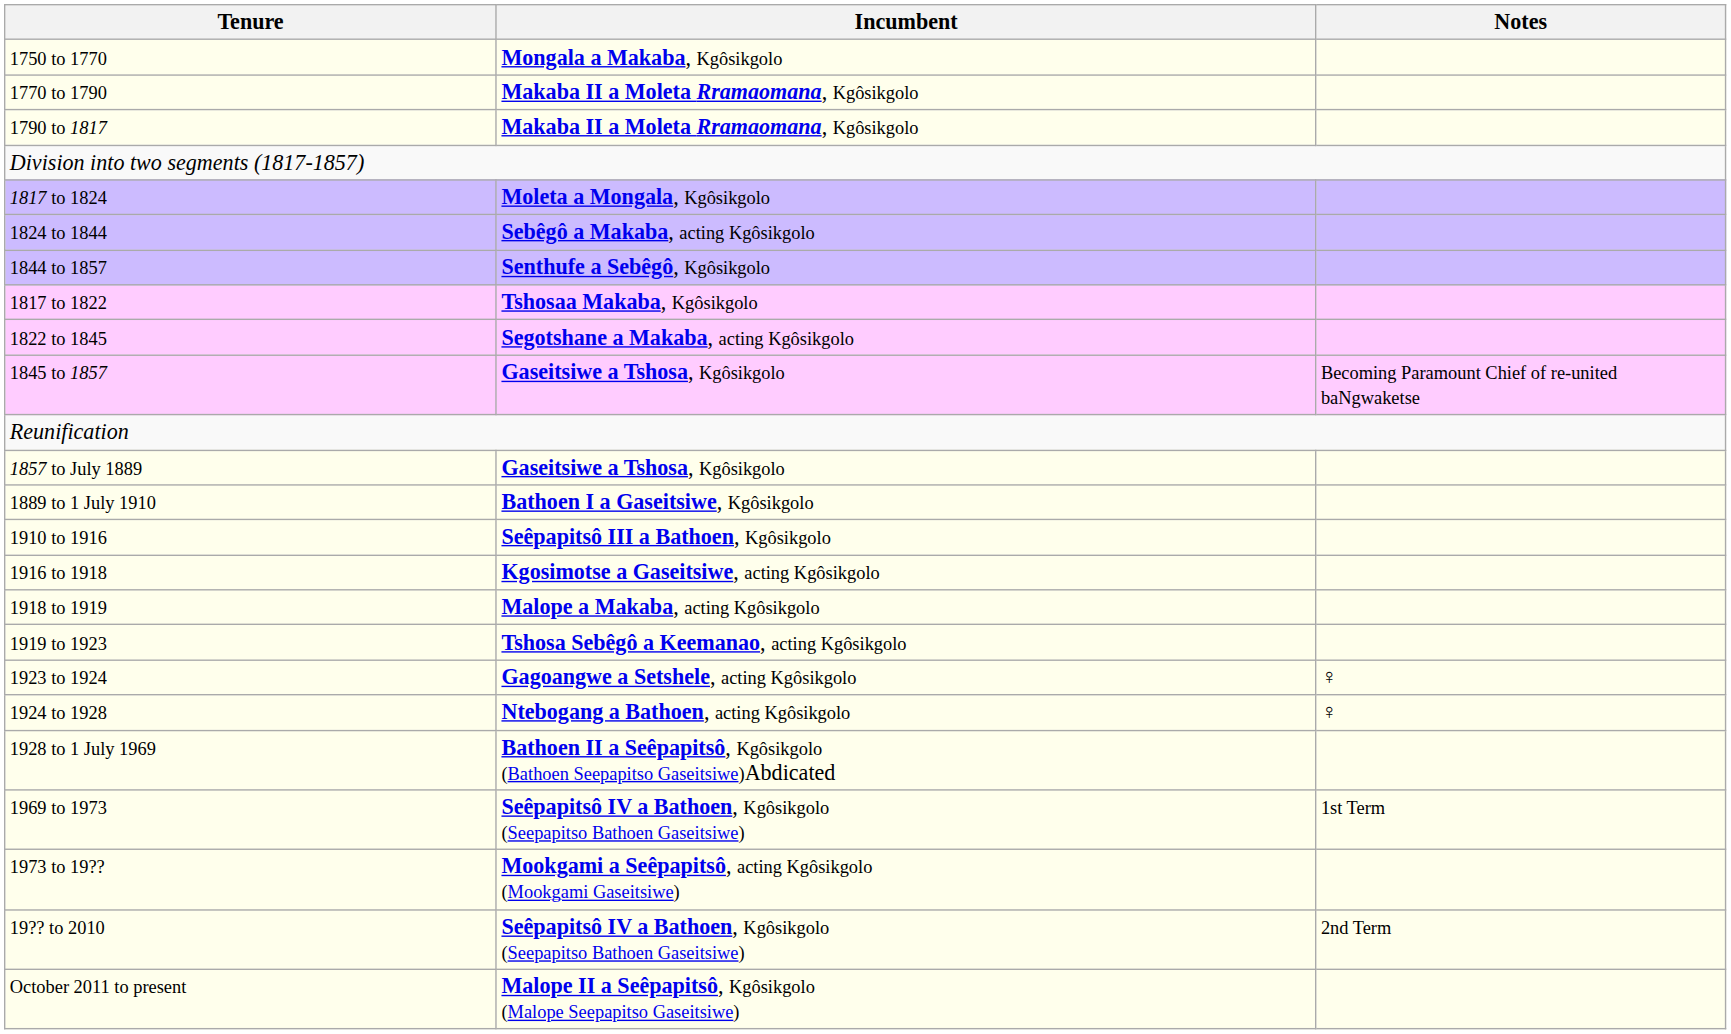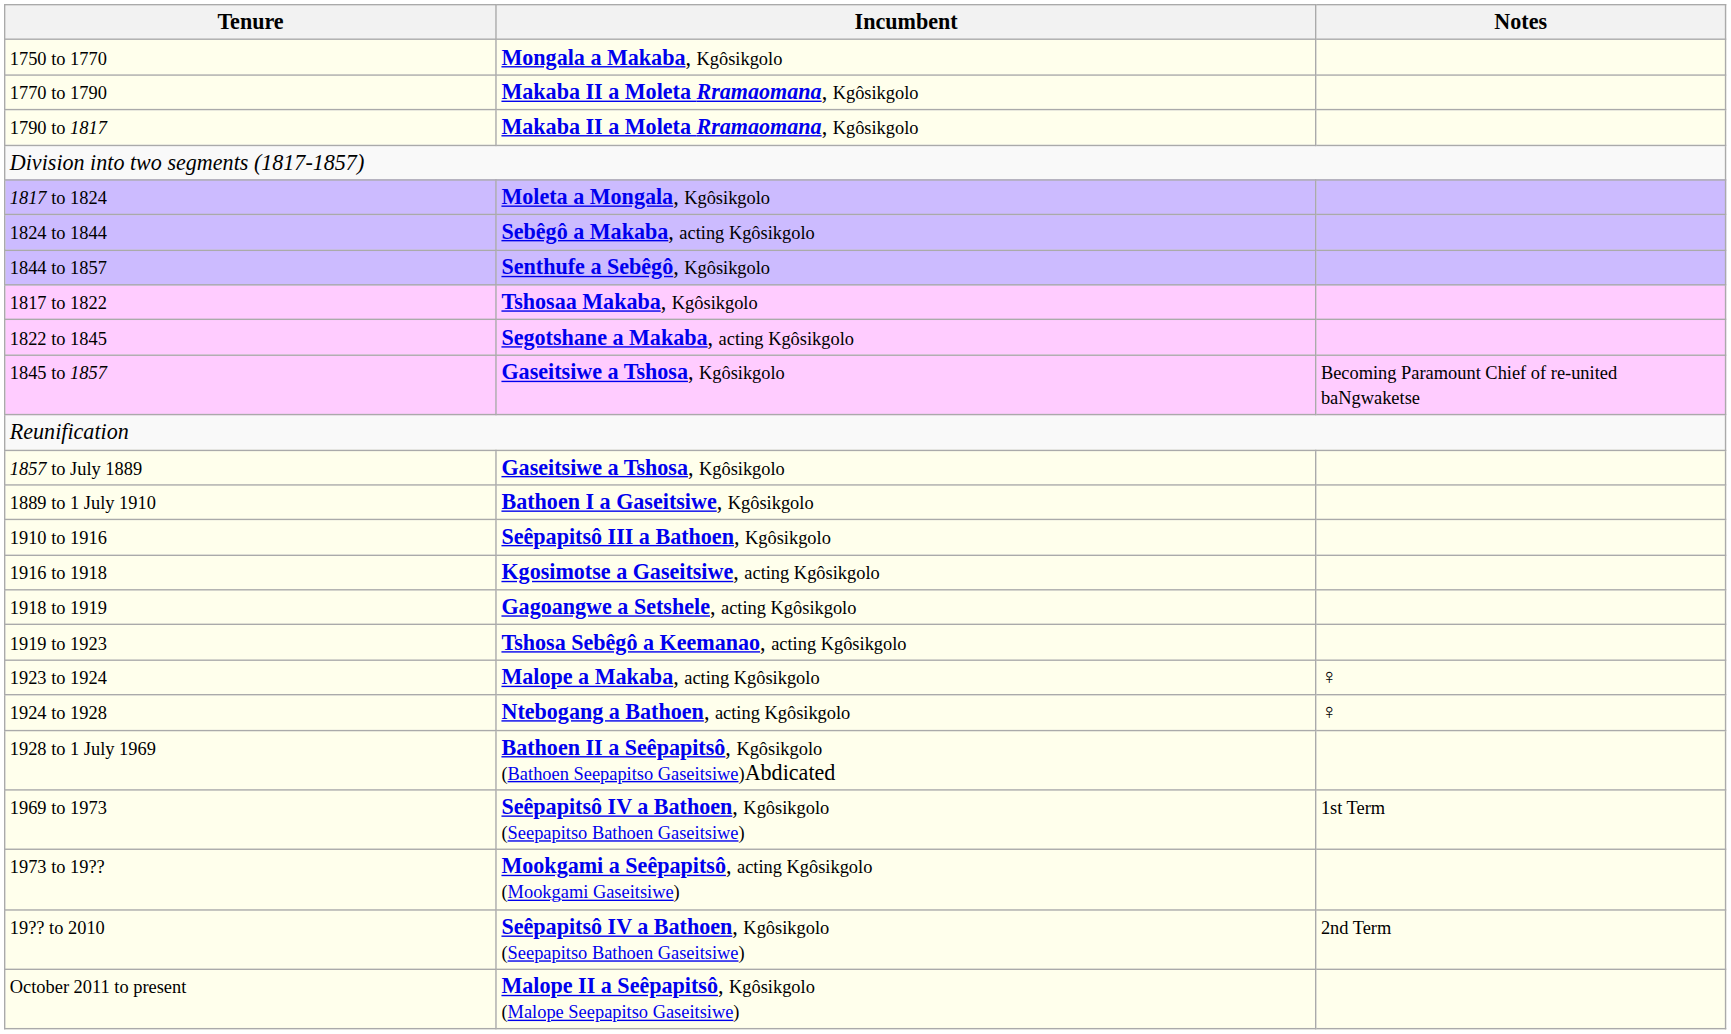(661, 607) Malope a Makaba, acting Kgôsikgolo -> (679, 607) Gagoangwe a Setshele, acting Kgôsikgolo
(679, 677) Gagoangwe a Setshele, acting Kgôsikgolo -> (661, 677) Malope a Makaba, acting Kgôsikgolo
